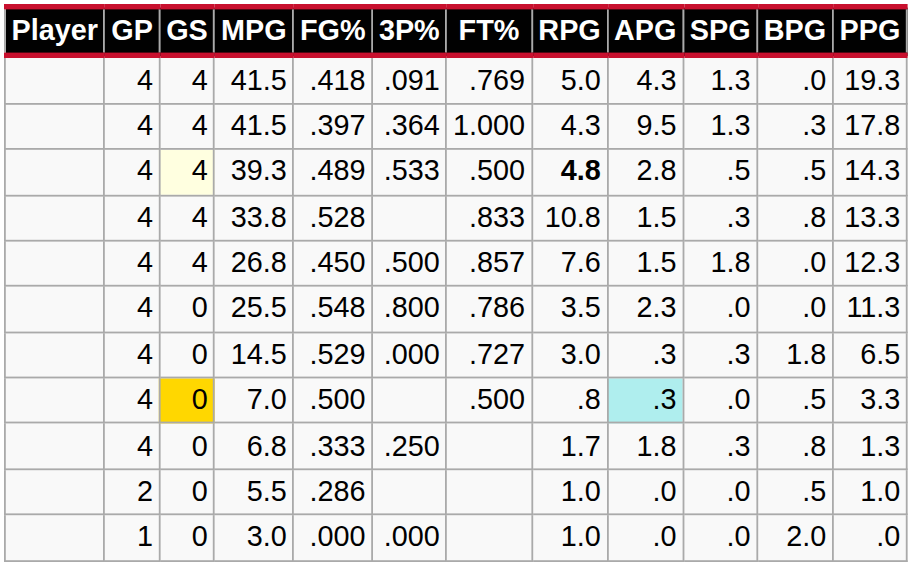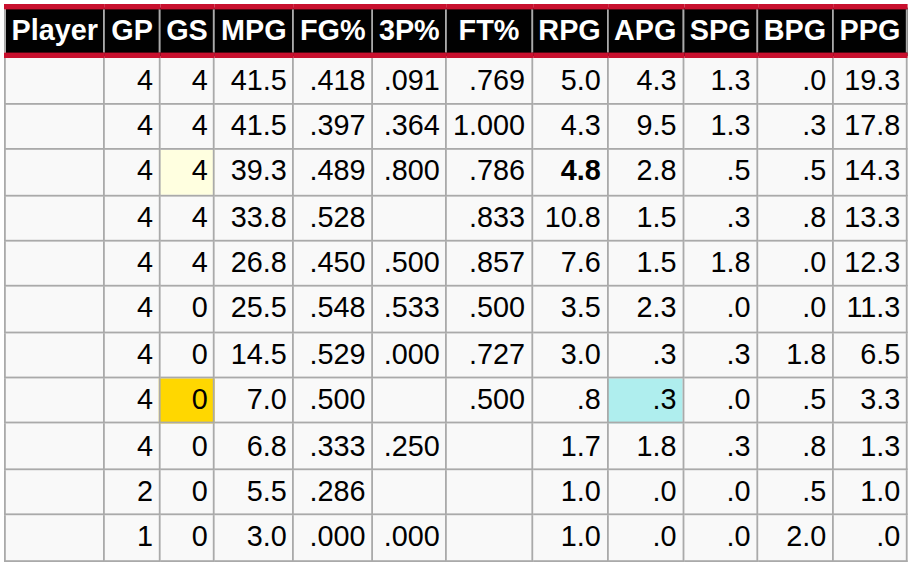(412, 171) .533 -> (412, 171) .800
(497, 171) .500 -> (497, 171) .786
(412, 308) .800 -> (412, 308) .533
(497, 308) .786 -> (497, 308) .500
